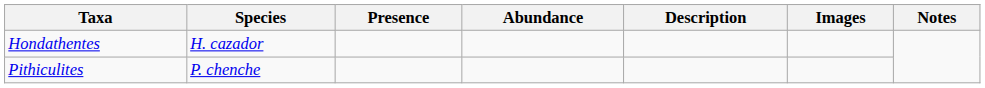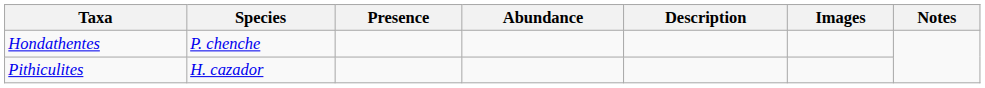(227, 43) H. cazador -> (225, 43) P. chenche
(225, 69) P. chenche -> (227, 69) H. cazador
